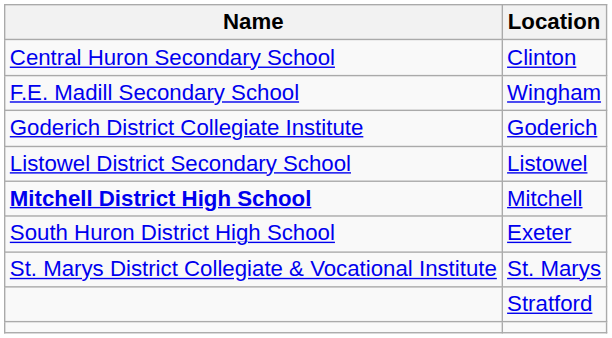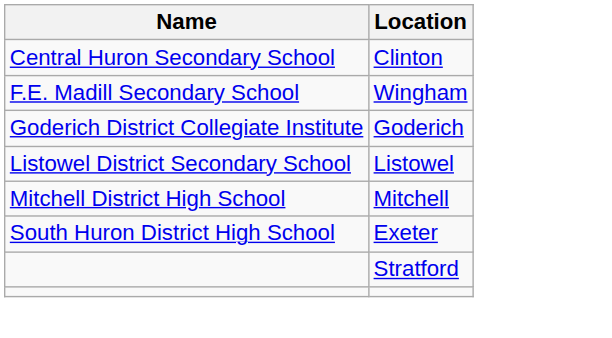(161, 198) bold -> (148, 198) normal
- row: (554, 269)
